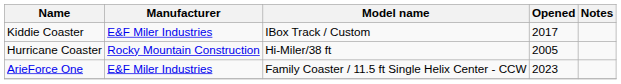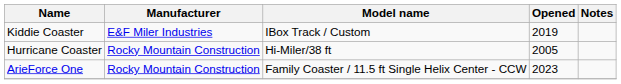(545, 32) 2017 -> (545, 32) 2019
(160, 69) E&F Miler Industries -> (183, 69) Rocky Mountain Construction
